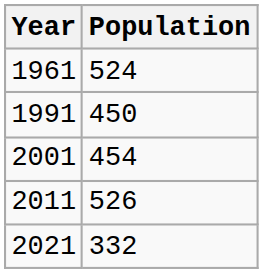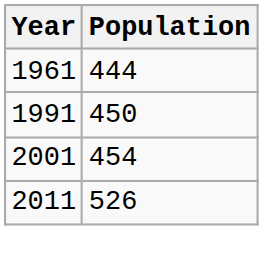(113, 71) 524 -> (113, 71) 444
- row: (44, 246)
